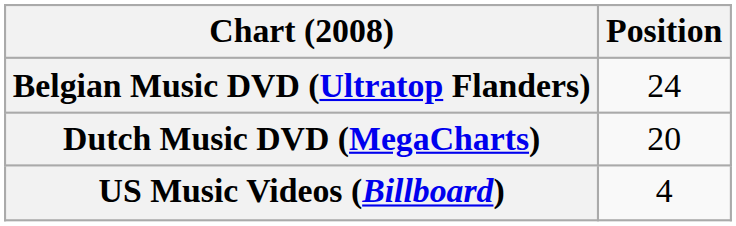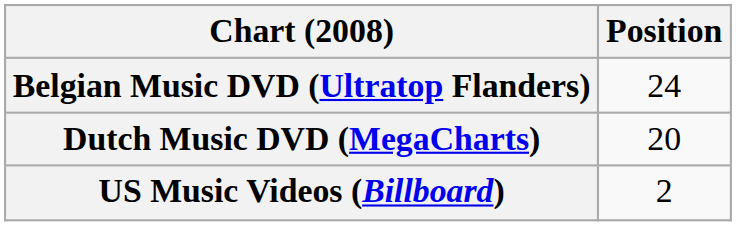(664, 191) 4 -> (664, 191) 2
